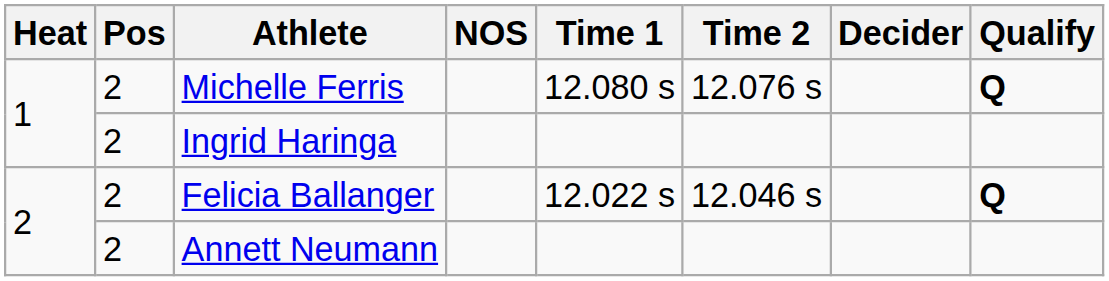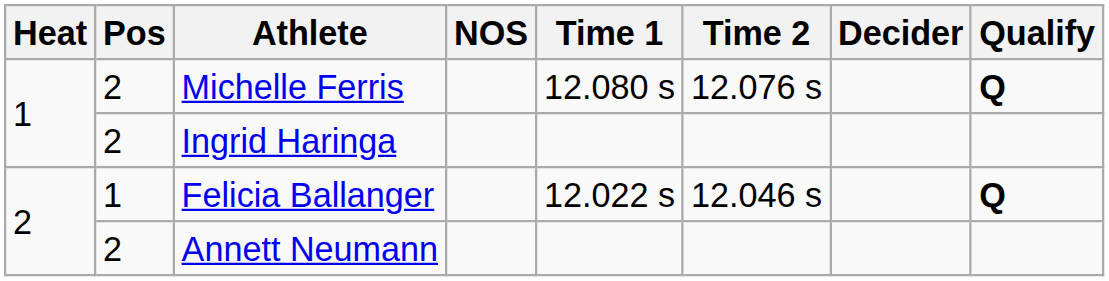(113, 195) 2 -> (113, 195) 1
